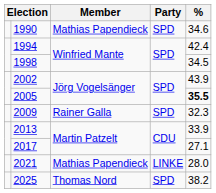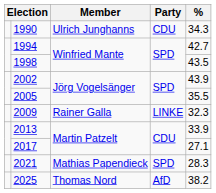(100, 29) Mathias Papendieck -> (94, 29) Ulrich Junghanns
(164, 29) SPD -> (164, 29) CDU
(198, 29) 34.6 -> (198, 29) 34.3
(198, 46) 42.4 -> (198, 46) 42.7
(198, 63) 34.5 -> (198, 63) 43.5
(198, 96) bold -> (198, 96) normal
(164, 113) SPD -> (168, 113) LINKE
(168, 163) LINKE -> (164, 163) SPD
(198, 163) 28.0 -> (198, 163) 28.3
(164, 180) SPD -> (161, 180) AfD
